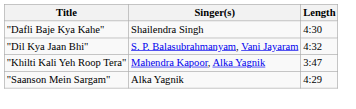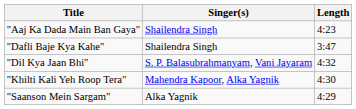+ row: (73, 29)
(313, 29) 4:30 -> (326, 46) 3:47
(313, 63) 3:47 -> (326, 79) 4:30
